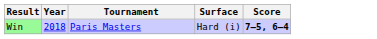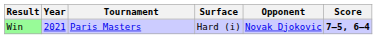+ column: (283, 12)
(55, 27) 2018 -> (55, 27) 2021
